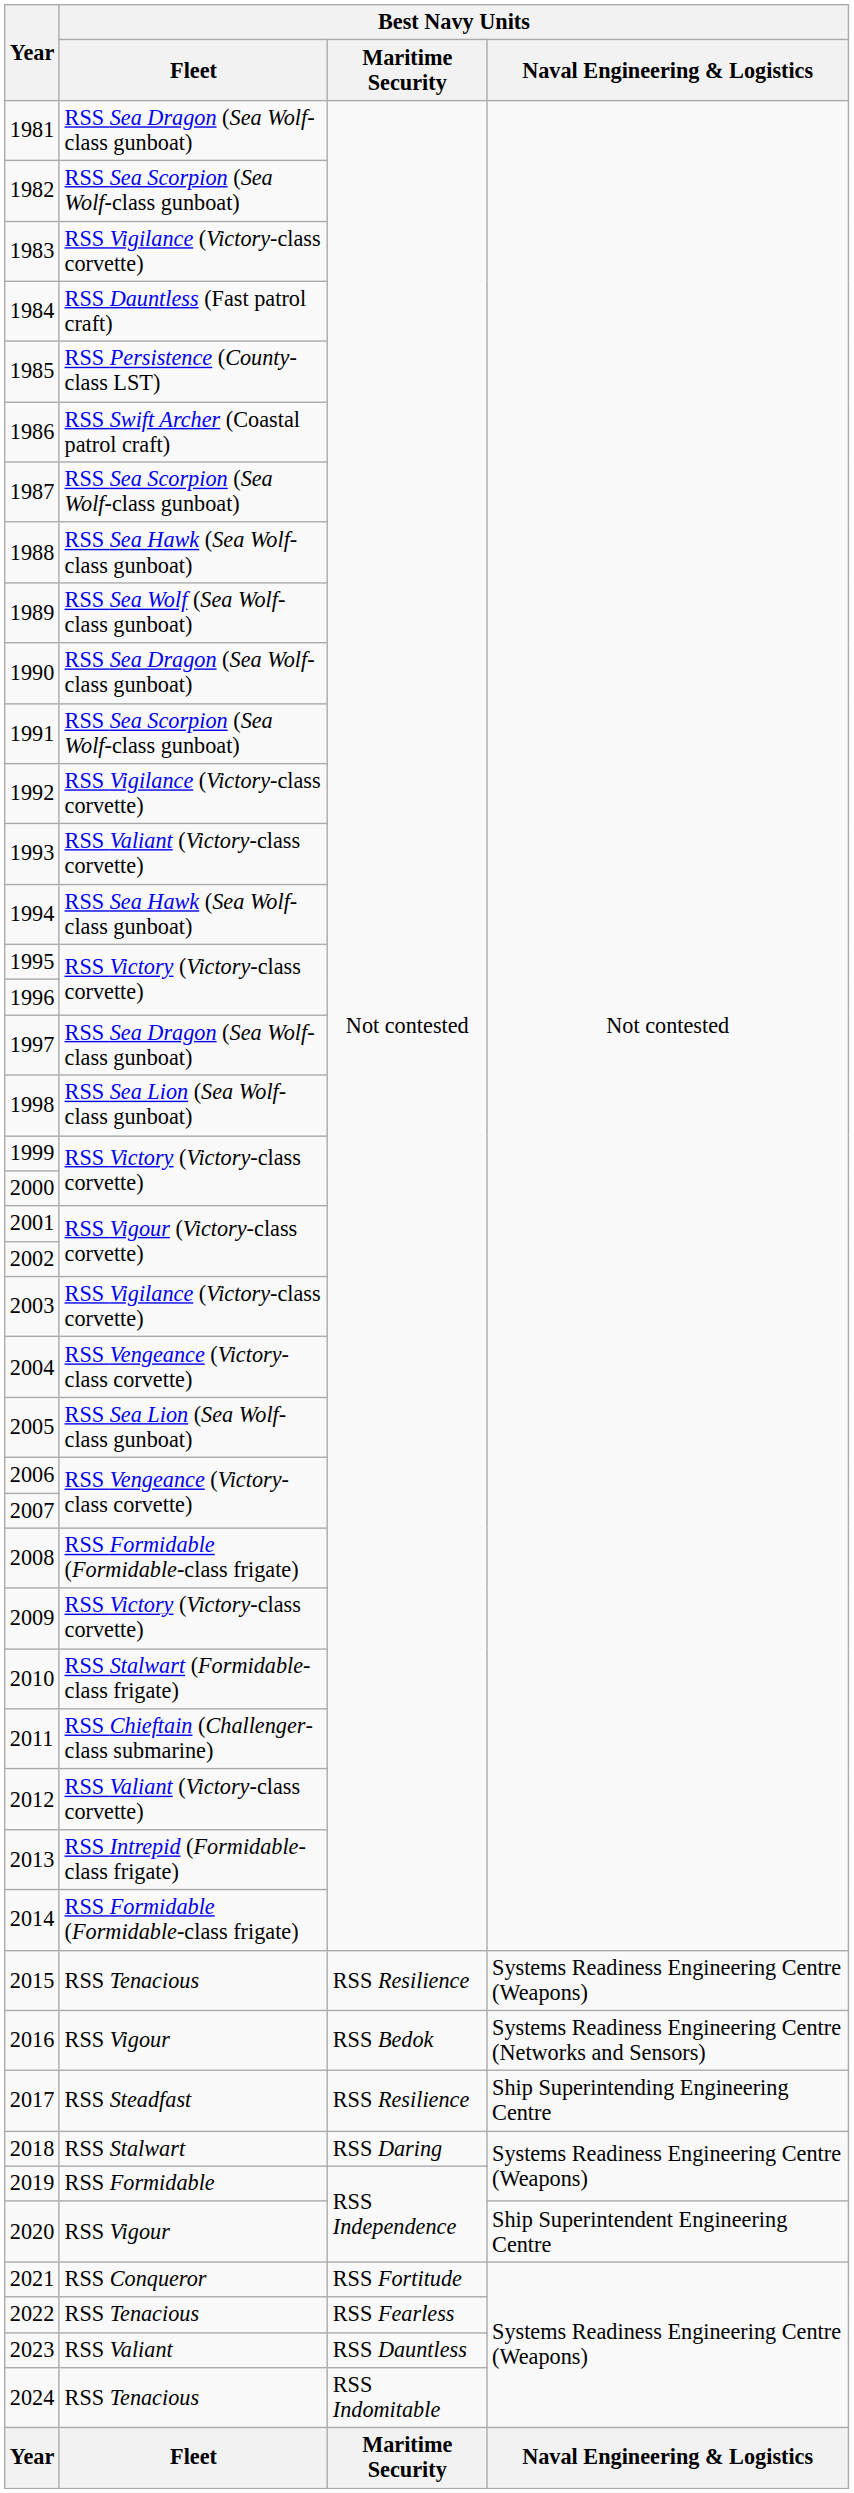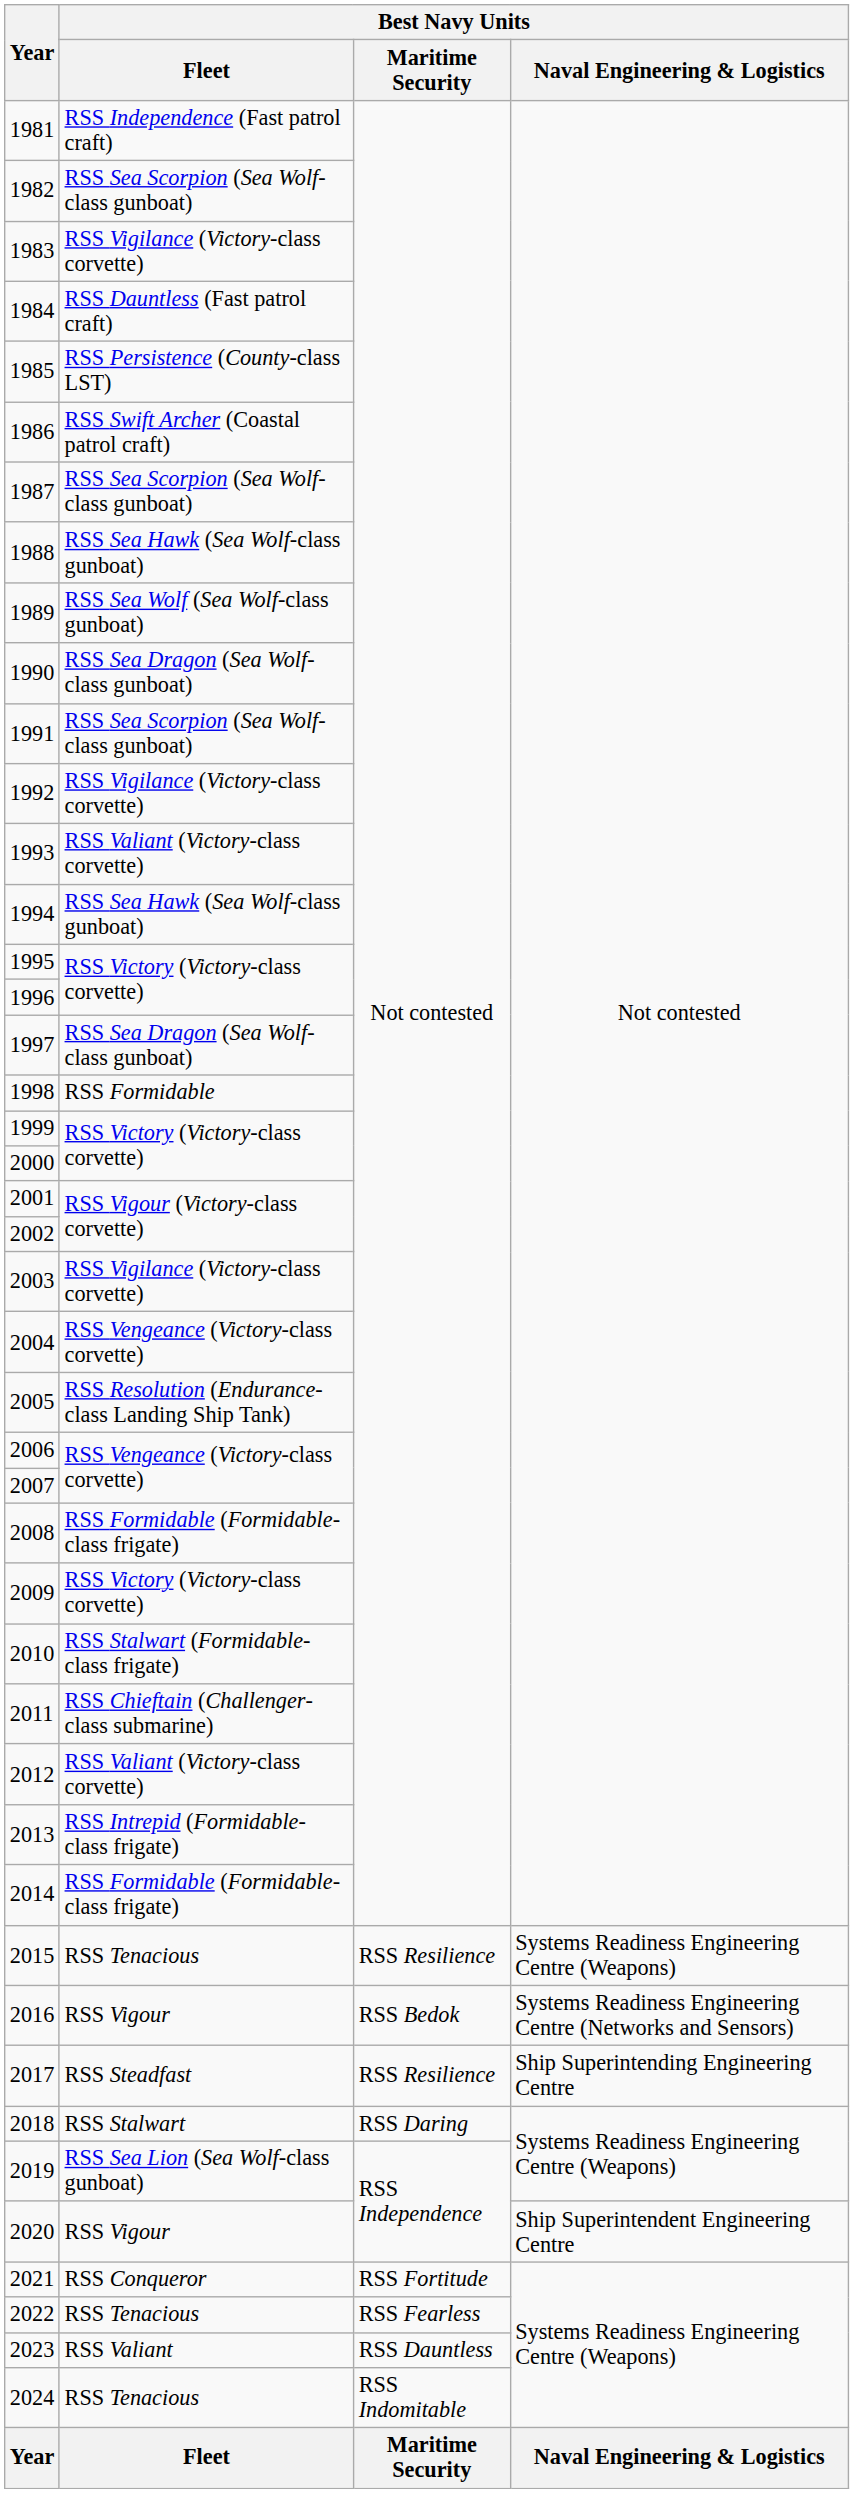(190, 130) RSS Sea Dragon (Sea Wolf-class gunboat) -> (203, 130) RSS Independence (Fast patrol craft)
(175, 1105) RSS Sea Lion (Sea Wolf-class gunboat) -> (140, 1092) RSS Formidable
(175, 1427) RSS Sea Lion (Sea Wolf-class gunboat) -> (194, 1402) RSS Resolution (Endurance-class Landing Ship Tank)
(140, 2183) RSS Formidable -> (197, 2171) RSS Sea Lion (Sea Wolf-class gunboat)
